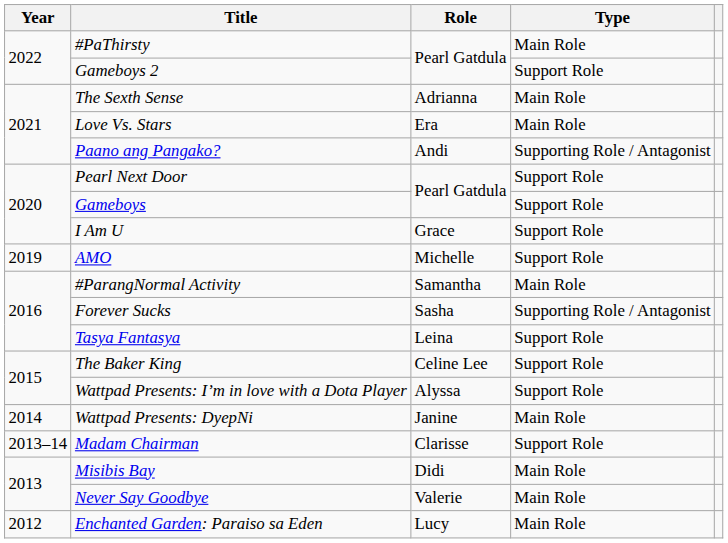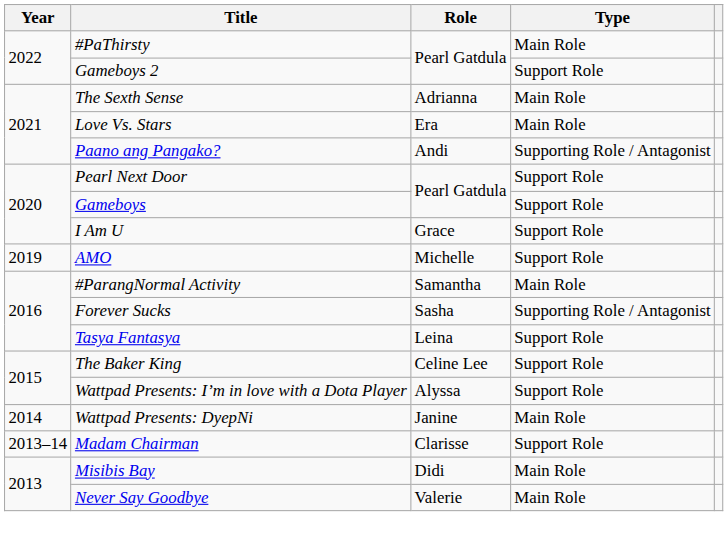- row: (199, 524)
